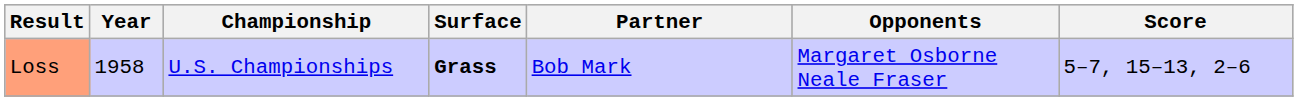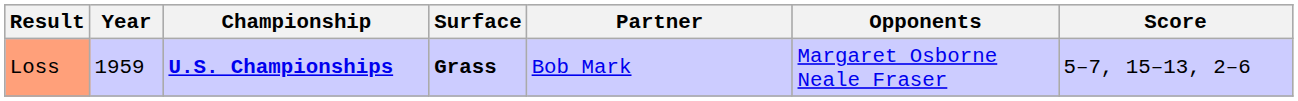(120, 68) 1958 -> (120, 68) 1959
(281, 68) normal -> (281, 68) bold
